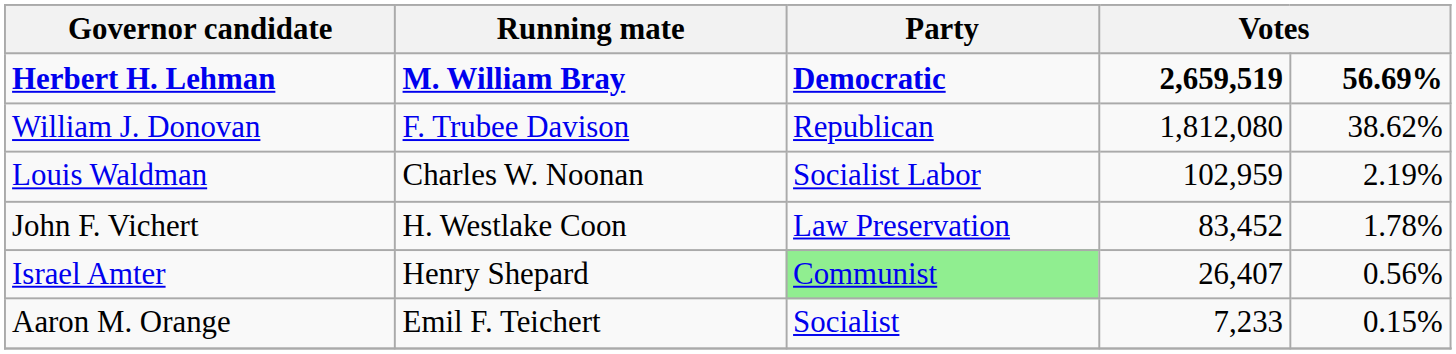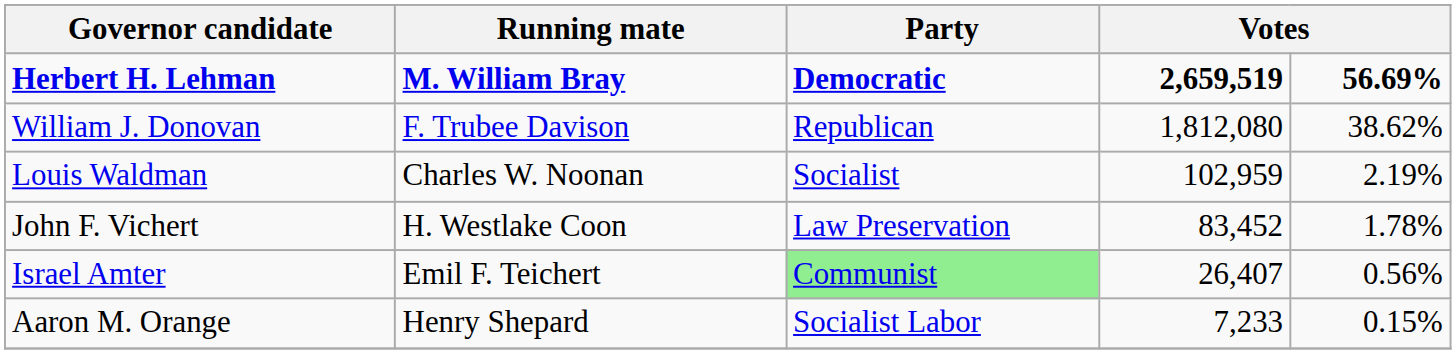(887, 175) Socialist Labor -> (846, 175) Socialist
(496, 273) Henry Shepard -> (502, 273) Emil F. Teichert
(502, 322) Emil F. Teichert -> (496, 322) Henry Shepard
(846, 322) Socialist -> (887, 322) Socialist Labor
